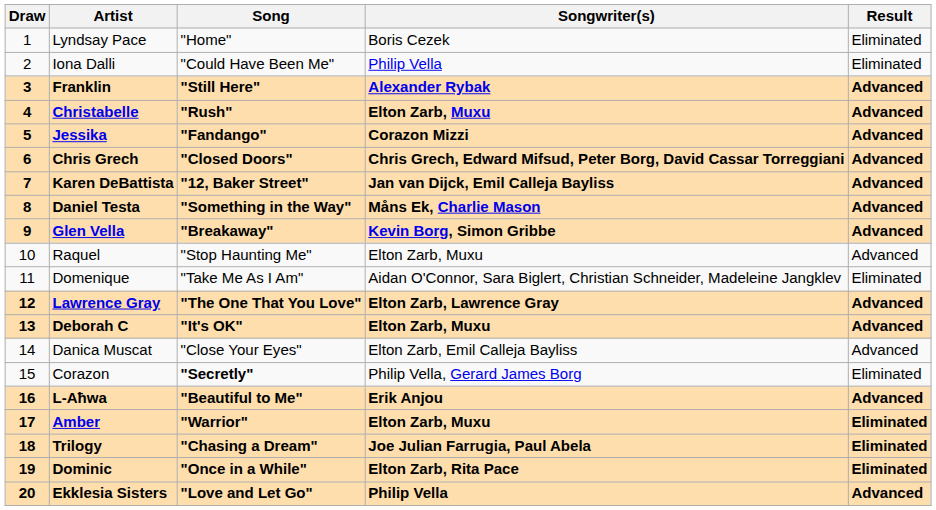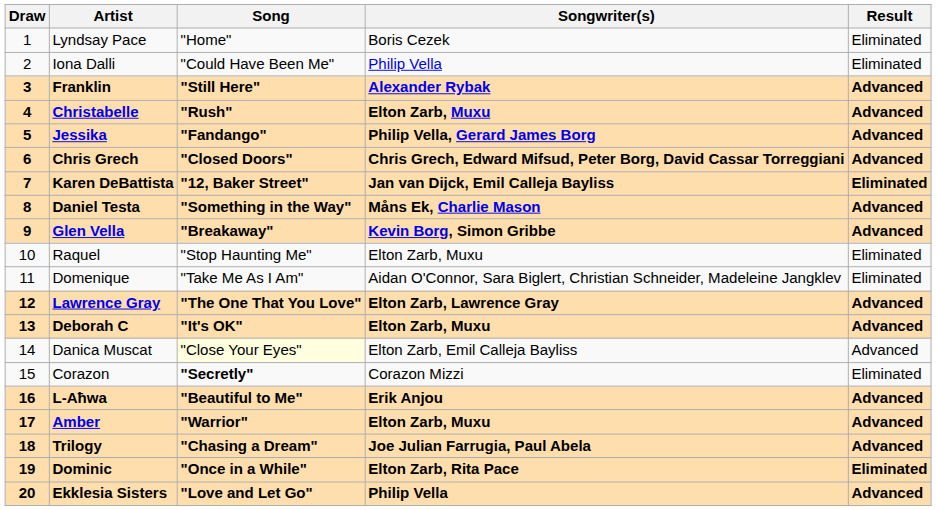(418, 135) Corazon Mizzi -> (482, 135) Philip Vella, Gerard James Borg
(887, 183) Advanced -> (889, 183) Eliminated
(885, 254) Advanced -> (886, 254) Eliminated
(241, 350) no background -> (241, 350) lightyellow background
(475, 374) Philip Vella, Gerard James Borg -> (416, 374) Corazon Mizzi
(889, 421) Eliminated -> (887, 421) Advanced
(889, 445) Eliminated -> (887, 445) Advanced
